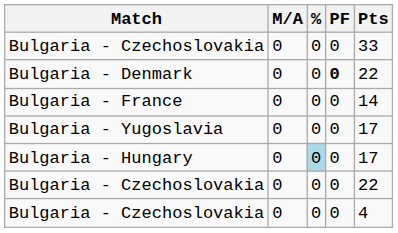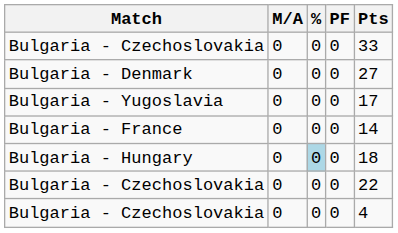(335, 74) bold -> (335, 74) normal
(368, 74) 22 -> (368, 74) 27
rows swapped: (96, 102) <-> (116, 130)
(368, 157) 17 -> (368, 157) 18
